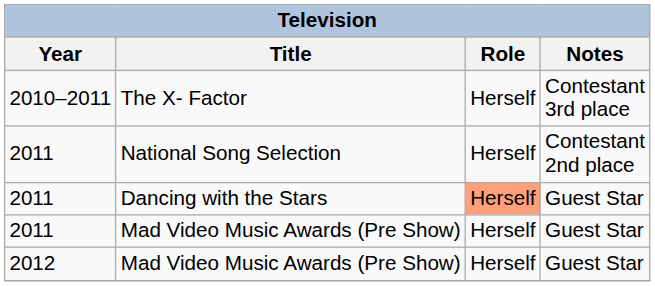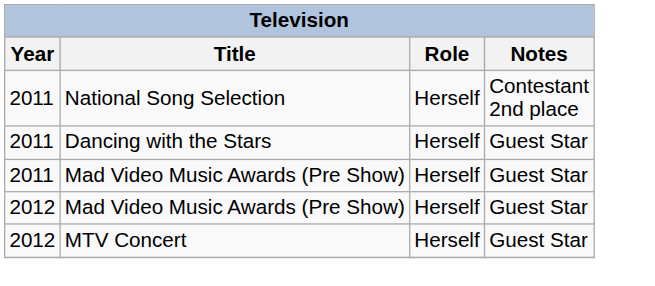- row: (60, 97)
(503, 198) lightsalmon background -> (447, 142) no background
+ row: (32, 240)
